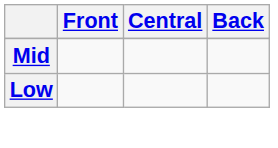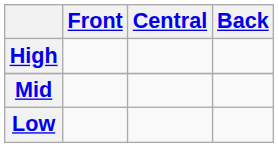+ row: (34, 55)
